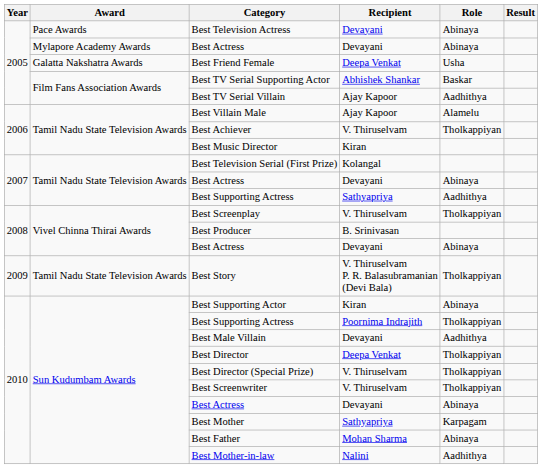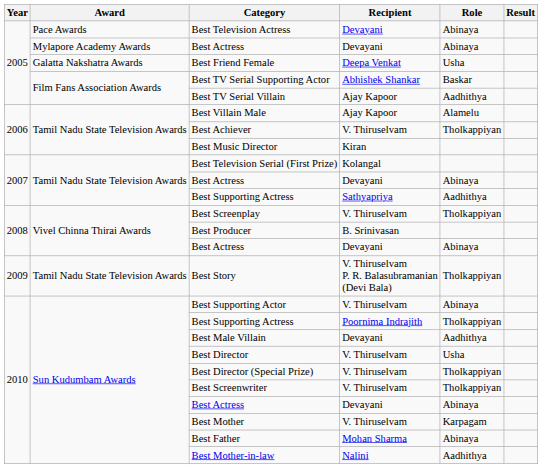(354, 304) Kiran -> (375, 304) V. Thiruselvam
(372, 354) Deepa Venkat -> (375, 354) V. Thiruselvam
(472, 354) Tholkappiyan -> (454, 354) Usha
(367, 421) Sathyapriya -> (375, 421) V. Thiruselvam
